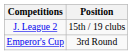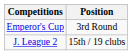rows swapped: (35, 27) <-> (35, 42)
